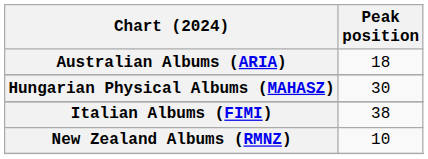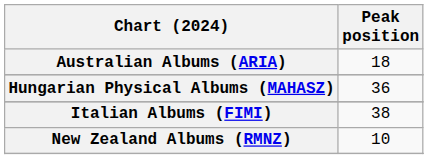(381, 88) 30 -> (381, 88) 36
